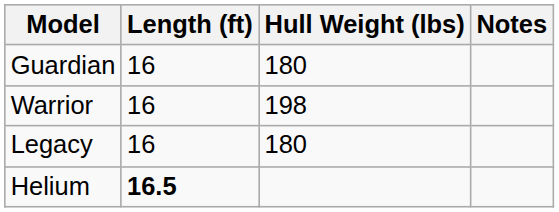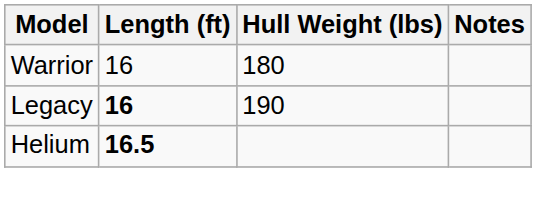- row: (63, 65)
(286, 105) 198 -> (264, 65) 180
(141, 145) normal -> (119, 105) bold
(286, 145) 180 -> (264, 105) 190
